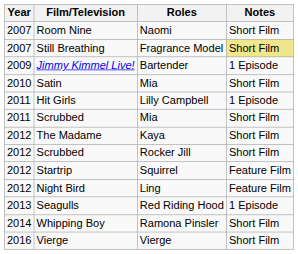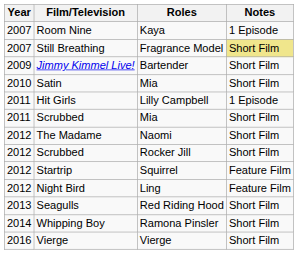(156, 30) Naomi -> (152, 30) Kaya
(254, 30) Short Film -> (253, 30) 1 Episode
(253, 65) 1 Episode -> (254, 65) Short Film
(152, 135) Kaya -> (156, 135) Naomi
(253, 205) 1 Episode -> (254, 205) Short Film
